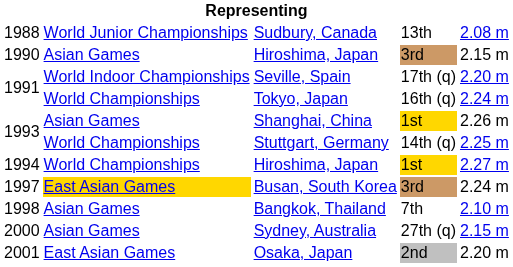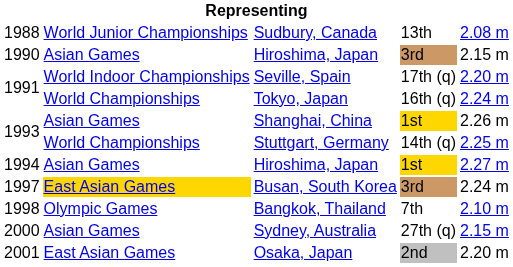(122, 164) World Championships -> (92, 164) Asian Games
(92, 208) Asian Games -> (100, 208) Olympic Games
